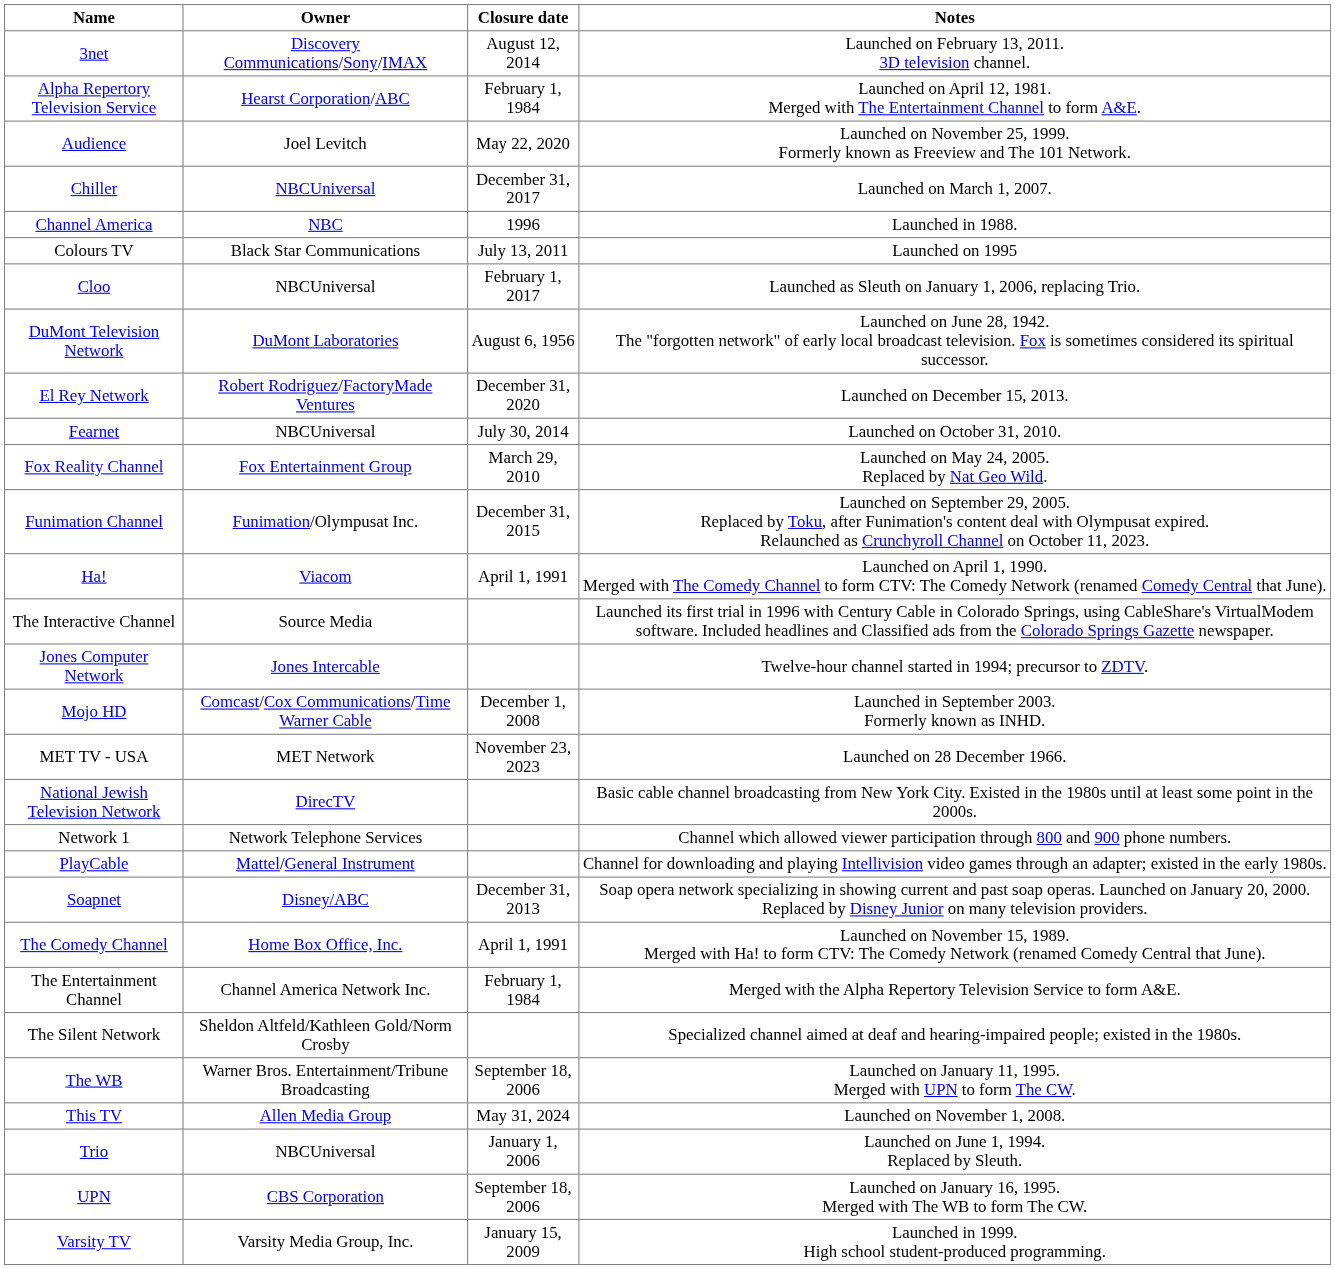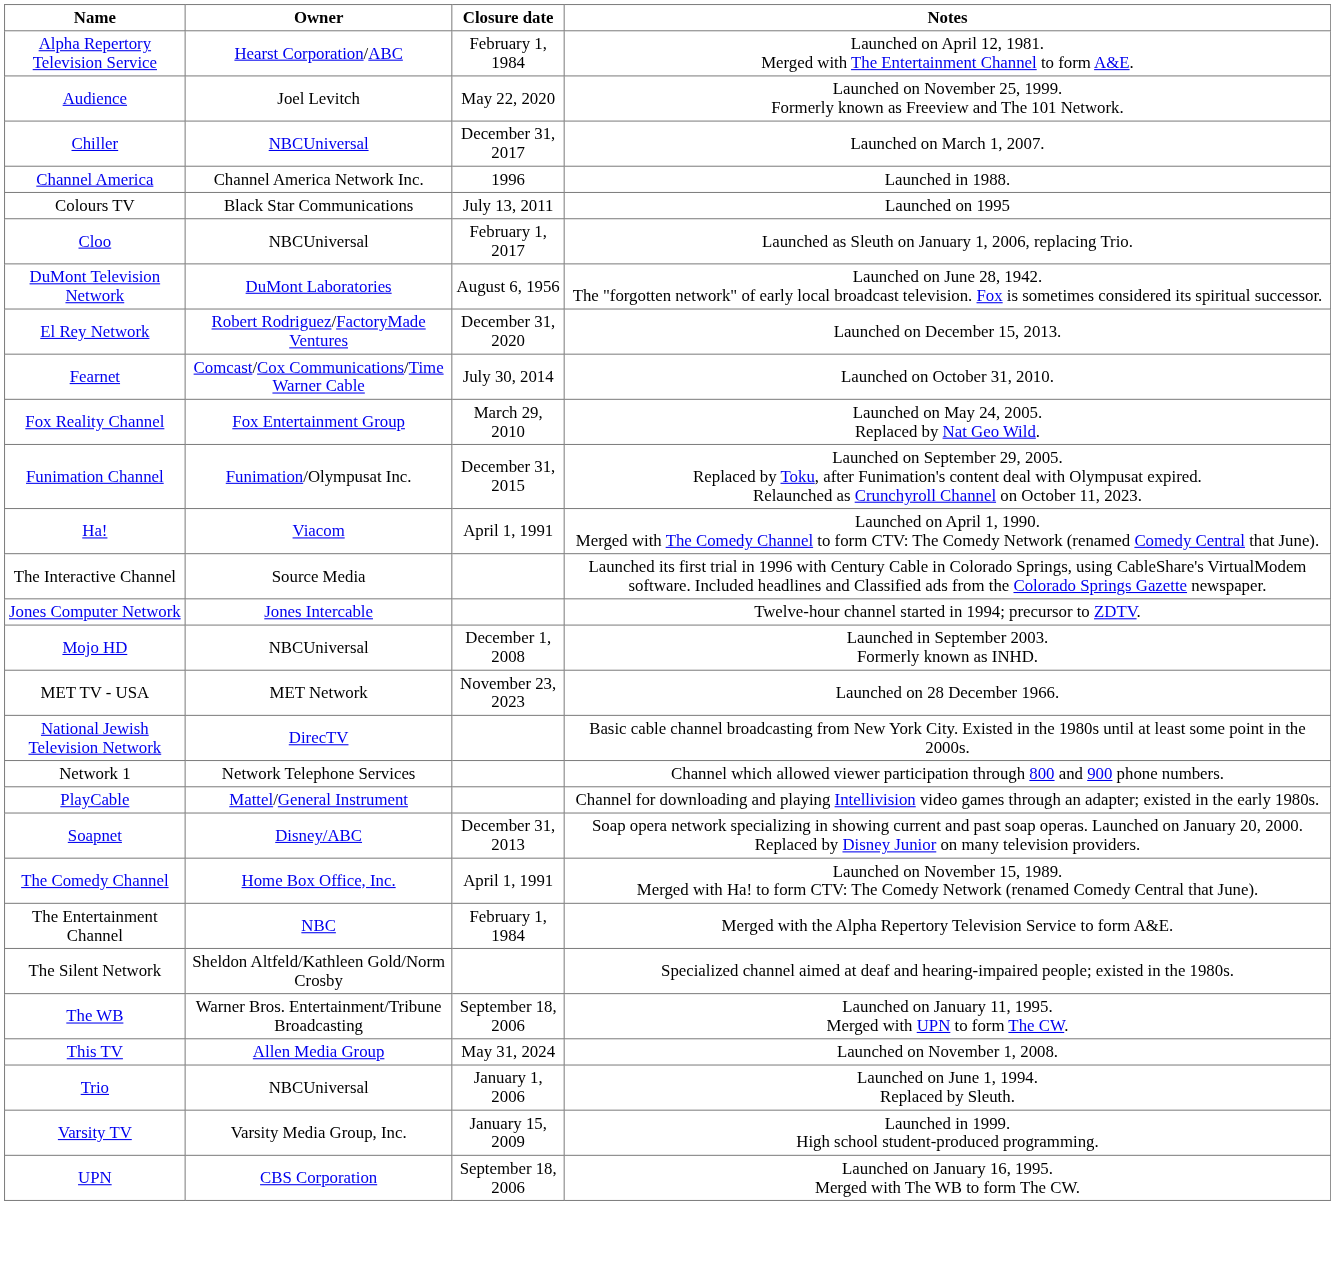- row: (94, 53)
(325, 224) NBC -> (319, 179) Channel America Network Inc.
(325, 431) NBCUniversal -> (319, 376) Comcast/Cox Communications/Time Warner Cable
(325, 711) Comcast/Cox Communications/Time Warner Cable -> (319, 647) NBCUniversal
(325, 989) Channel America Network Inc. -> (319, 925) NBC
rows swapped: (94, 1196) <-> (94, 1241)
